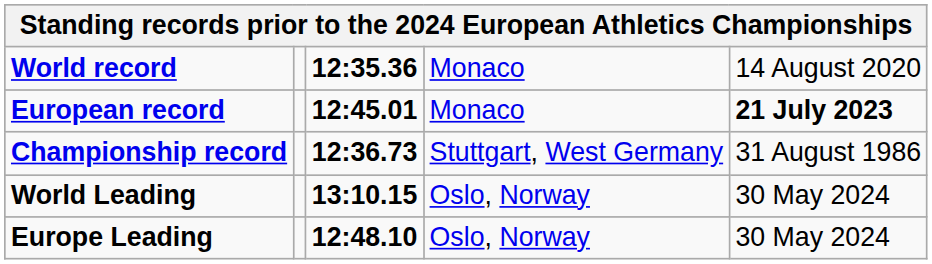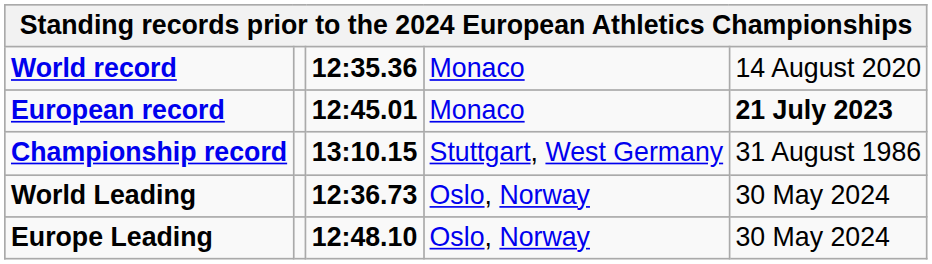(365, 152) 12:36.73 -> (365, 152) 13:10.15
(365, 195) 13:10.15 -> (365, 195) 12:36.73
